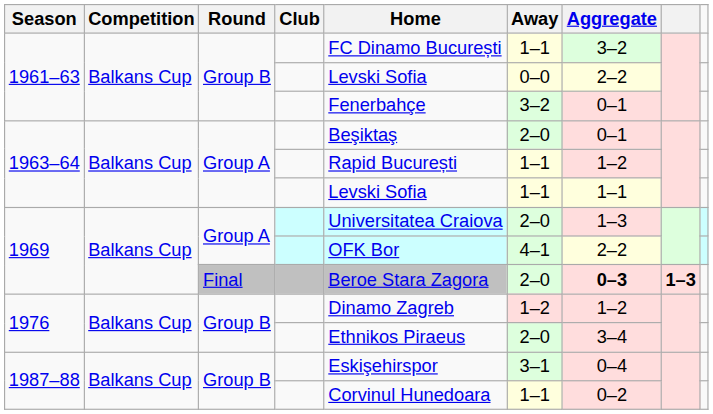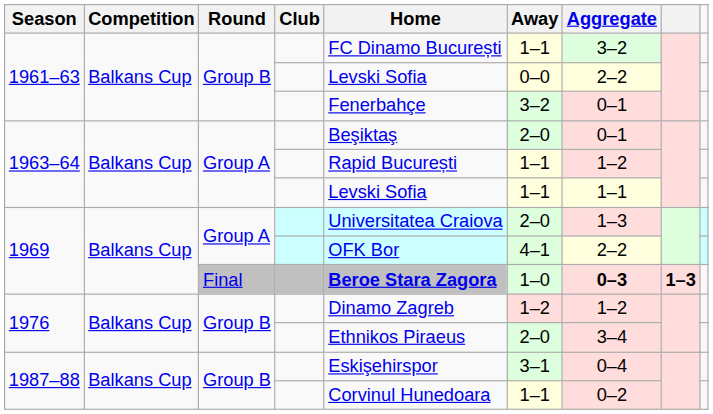(408, 279) normal -> (412, 279) bold
(535, 279) 2–0 -> (535, 279) 1–0
